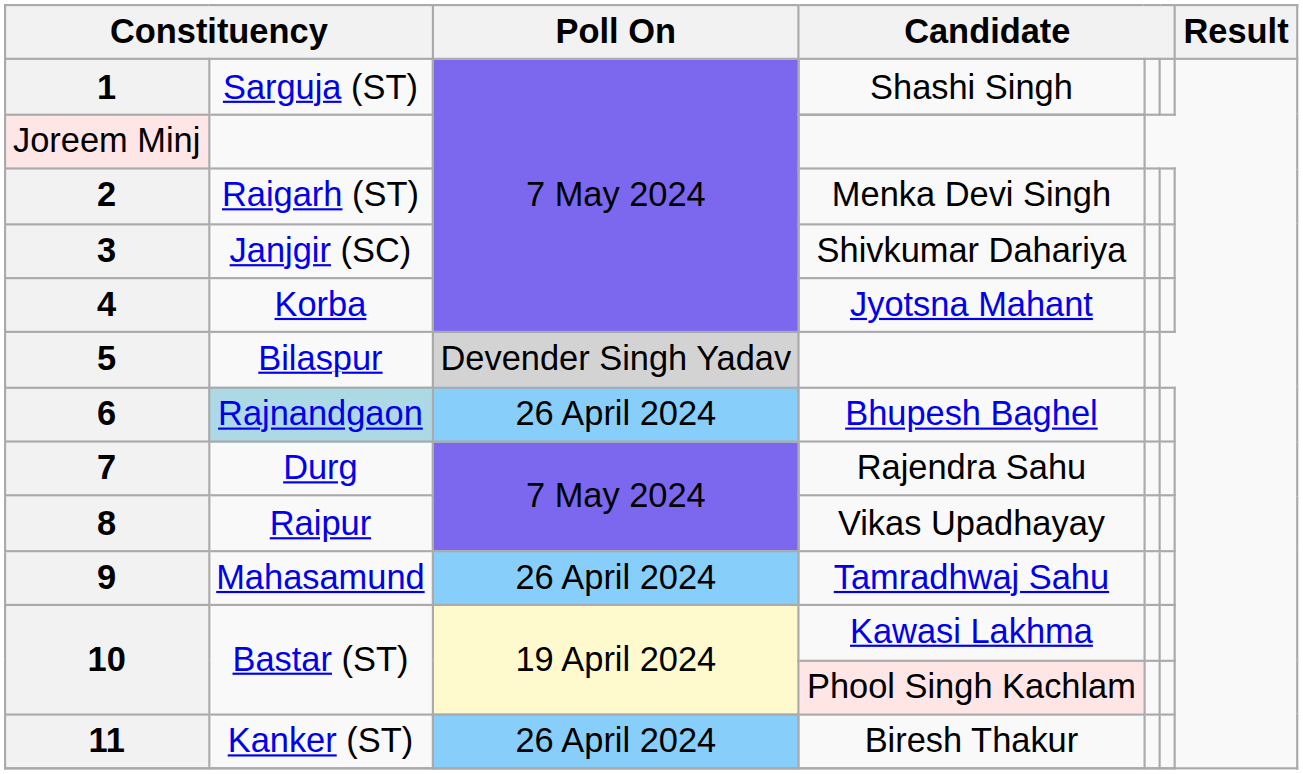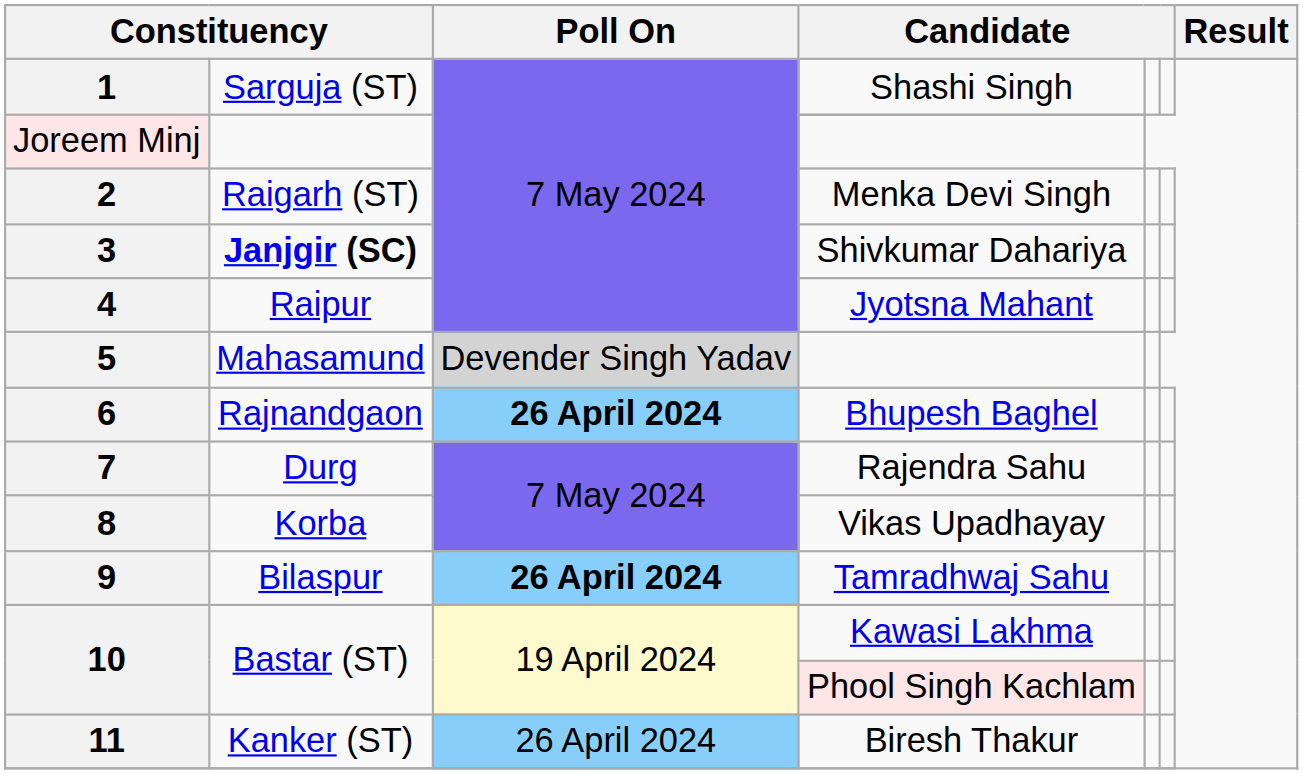(320, 250) normal -> (320, 250) bold
(320, 304) Korba -> (320, 304) Raipur
(320, 359) Bilaspur -> (320, 359) Mahasamund
(320, 413) lightblue background -> (320, 413) no background
(616, 413) normal -> (616, 413) bold
(320, 522) Raipur -> (320, 522) Korba
(320, 577) Mahasamund -> (320, 577) Bilaspur
(616, 577) normal -> (616, 577) bold
